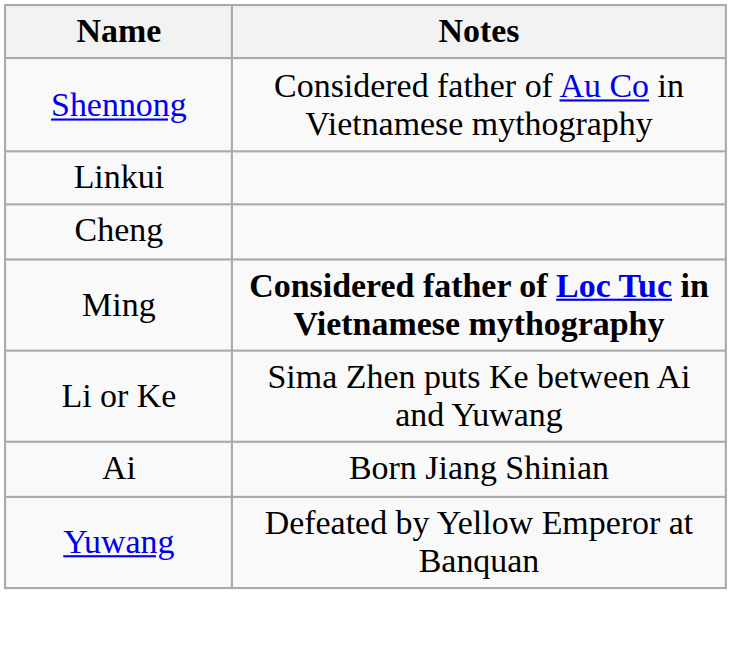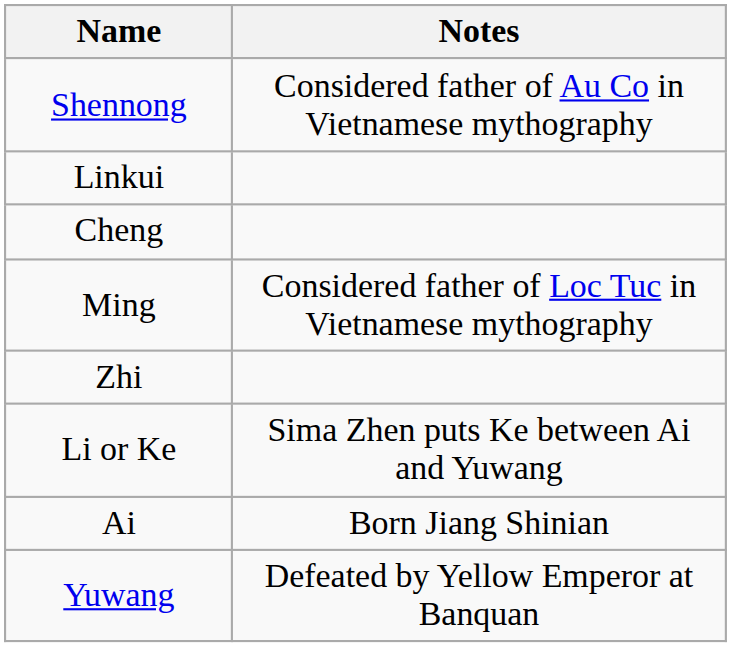(479, 303) bold -> (479, 303) normal
+ row: (119, 376)
